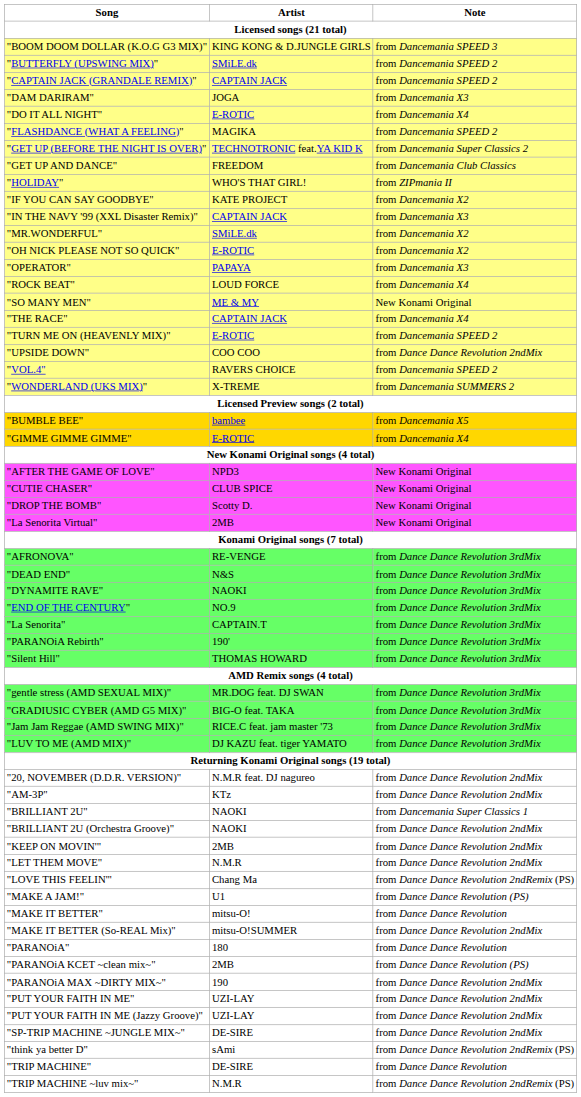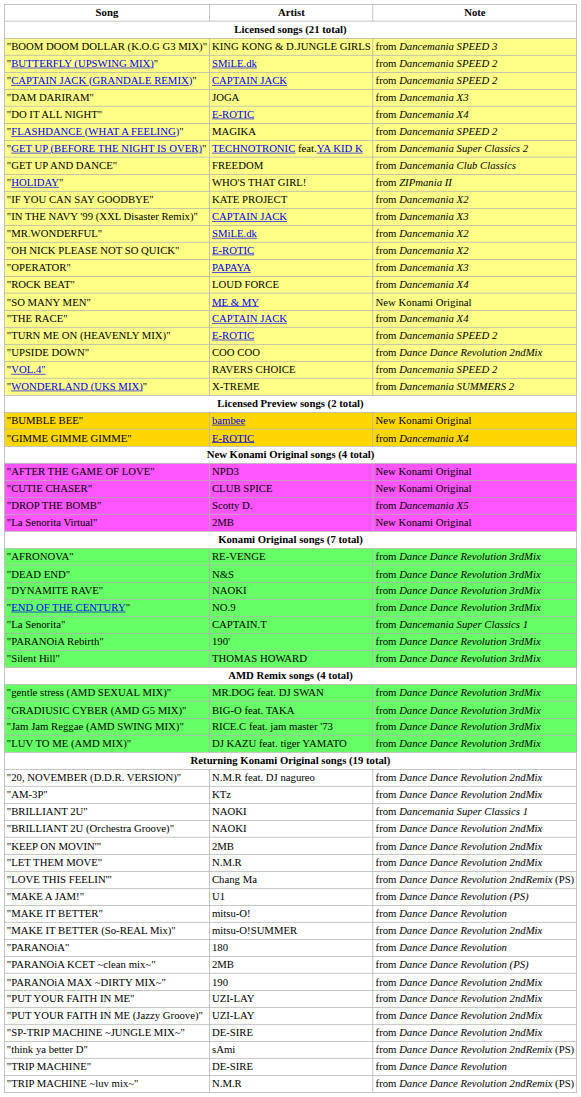(422, 421) from Dancemania X5 -> (424, 421) New Konami Original
(424, 506) New Konami Original -> (422, 506) from Dancemania X5
(458, 625) from Dance Dance Revolution 3rdMix -> (452, 625) from Dancemania Super Classics 1
